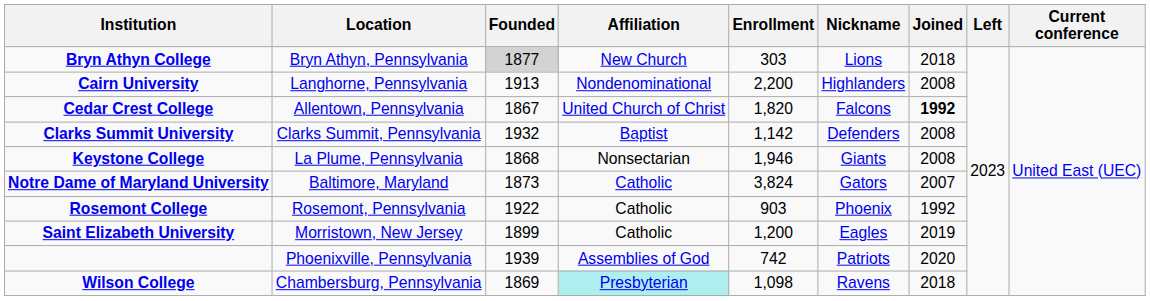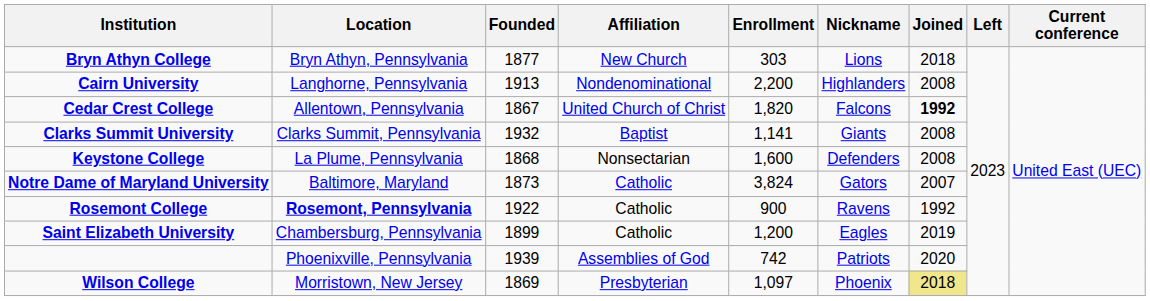(522, 59) lightgrey background -> (522, 59) no background
(773, 134) 1,142 -> (773, 134) 1,141
(863, 134) Defenders -> (863, 134) Giants
(773, 158) 1,946 -> (773, 158) 1,600
(863, 158) Giants -> (863, 158) Defenders
(379, 208) normal -> (379, 208) bold
(773, 208) 903 -> (773, 208) 900
(863, 208) Phoenix -> (863, 208) Ravens
(379, 233) Morristown, New Jersey -> (379, 233) Chambersburg, Pennsylvania
(379, 283) Chambersburg, Pennsylvania -> (379, 283) Morristown, New Jersey
(644, 283) paleturquoise background -> (644, 283) no background
(773, 283) 1,098 -> (773, 283) 1,097
(863, 283) Ravens -> (863, 283) Phoenix
(938, 283) no background -> (938, 283) khaki background
